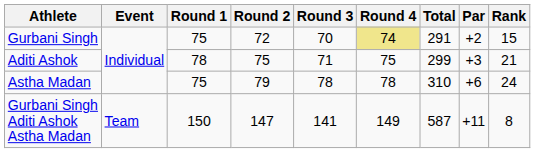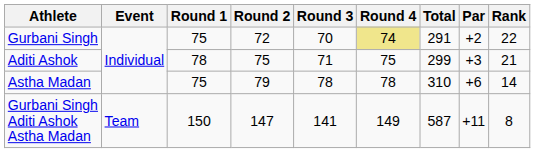(509, 38) 15 -> (509, 38) 22
(509, 83) 24 -> (509, 83) 14
